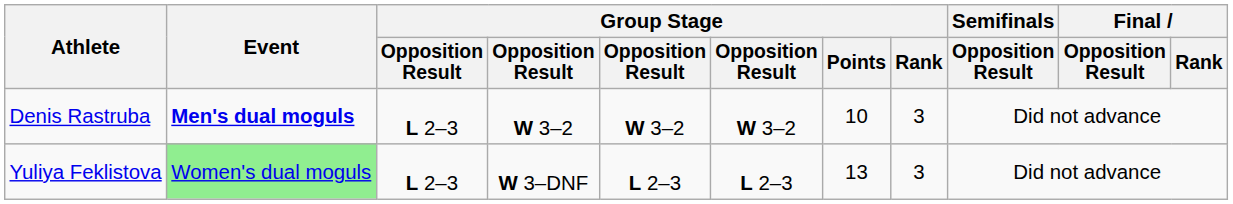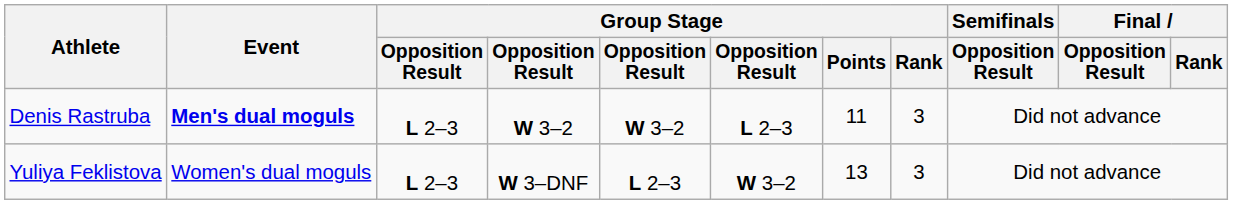(766, 128) W 3–2 -> (766, 128) L 2–3
(856, 117) 10 -> (856, 117) 11
(271, 172) lightgreen background -> (271, 172) no background
(766, 183) L 2–3 -> (766, 183) W 3–2
